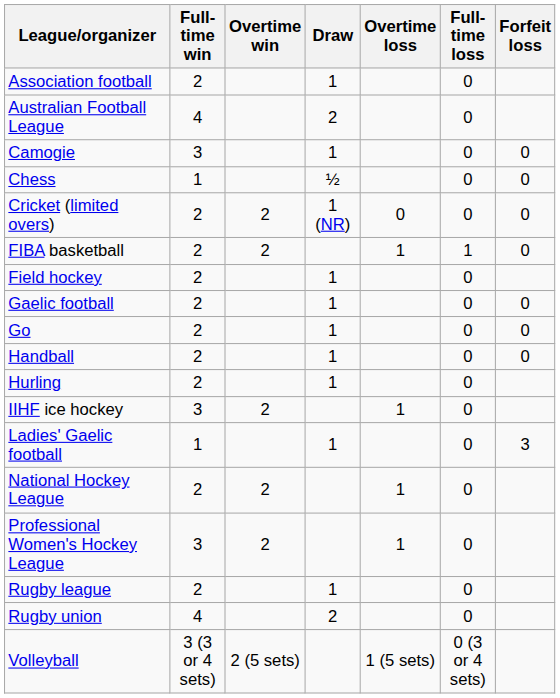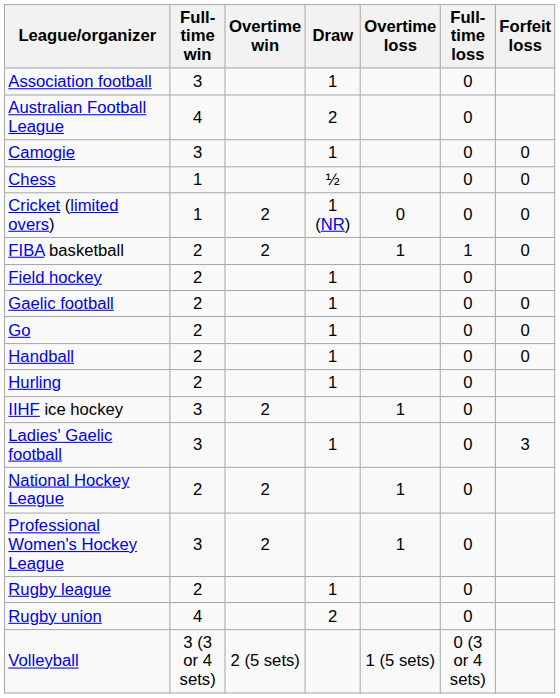(198, 81) 2 -> (198, 81) 3
(198, 215) 2 -> (198, 215) 1
(198, 445) 1 -> (198, 445) 3
